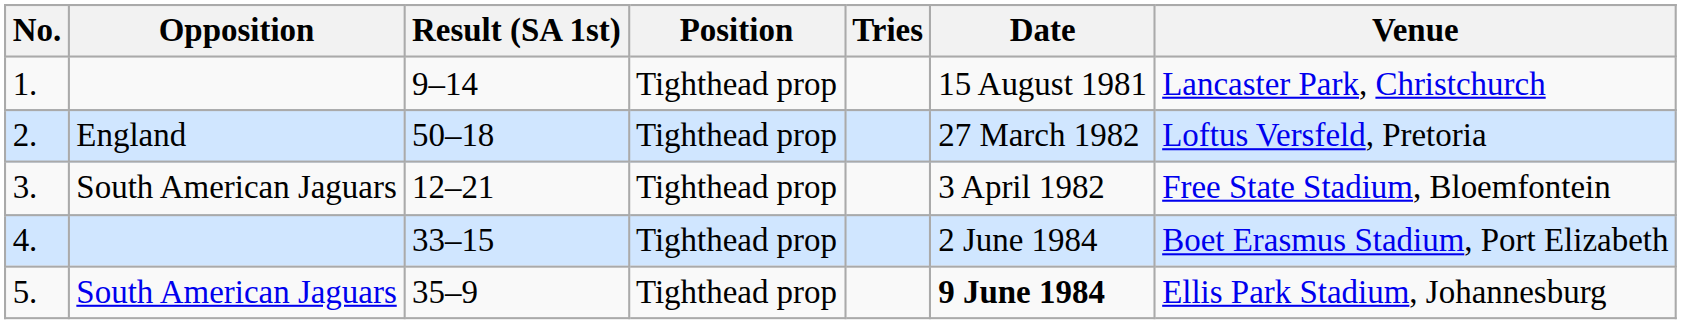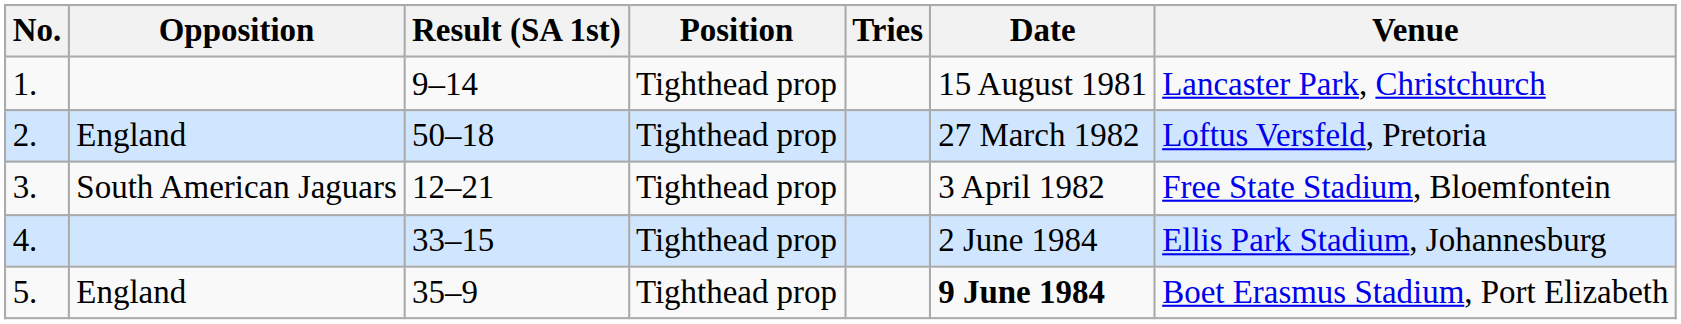(1415, 239) Boet Erasmus Stadium, Port Elizabeth -> (1384, 239) Ellis Park Stadium, Johannesburg
(237, 291) South American Jaguars -> (131, 291) England
(1384, 291) Ellis Park Stadium, Johannesburg -> (1415, 291) Boet Erasmus Stadium, Port Elizabeth
